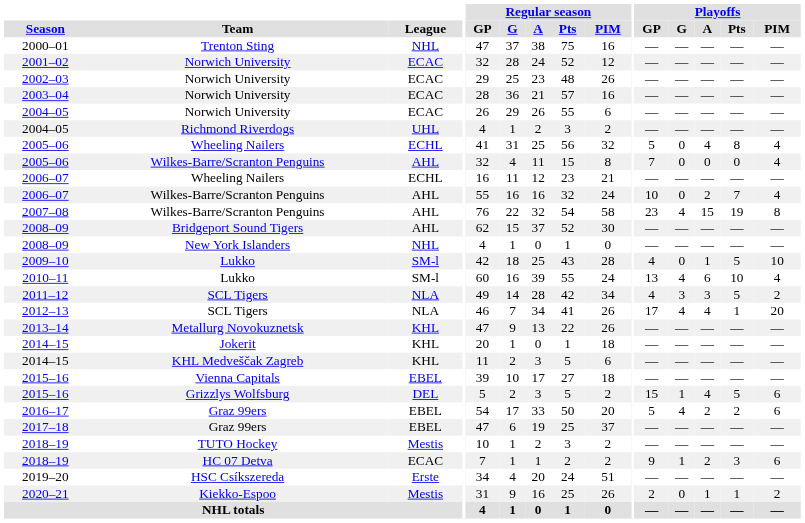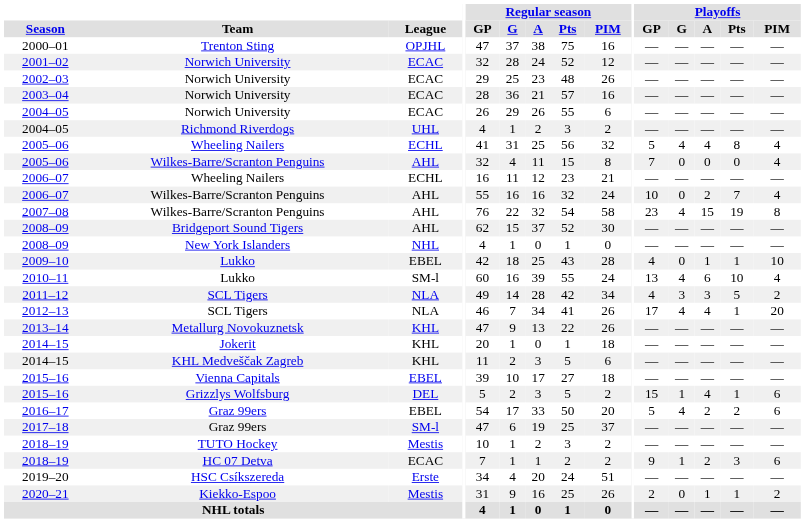(425, 45) NHL -> (425, 45) OPJHL
(682, 145) 0 -> (682, 145) 4
(425, 261) SM-l -> (425, 261) EBEL
(737, 261) 5 -> (737, 261) 1
(737, 394) 5 -> (737, 394) 1
(425, 427) EBEL -> (425, 427) SM-l
